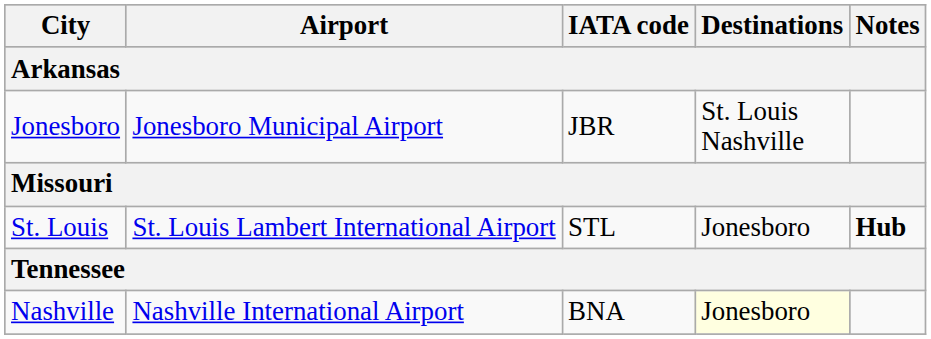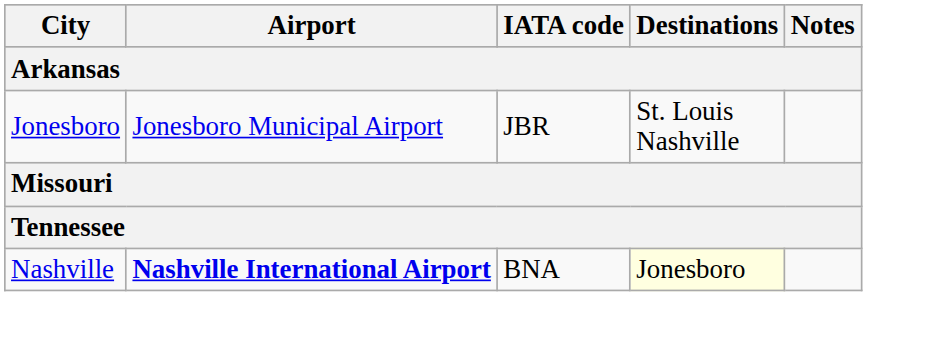- row: (60, 226)
(298, 311) normal -> (312, 269) bold
